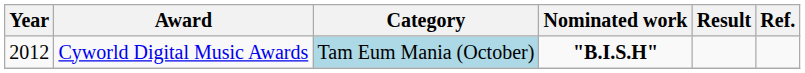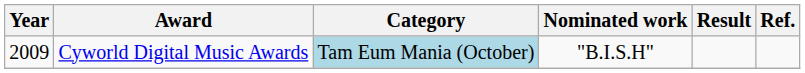(29, 52) 2012 -> (29, 52) 2009
(616, 52) bold -> (616, 52) normal
